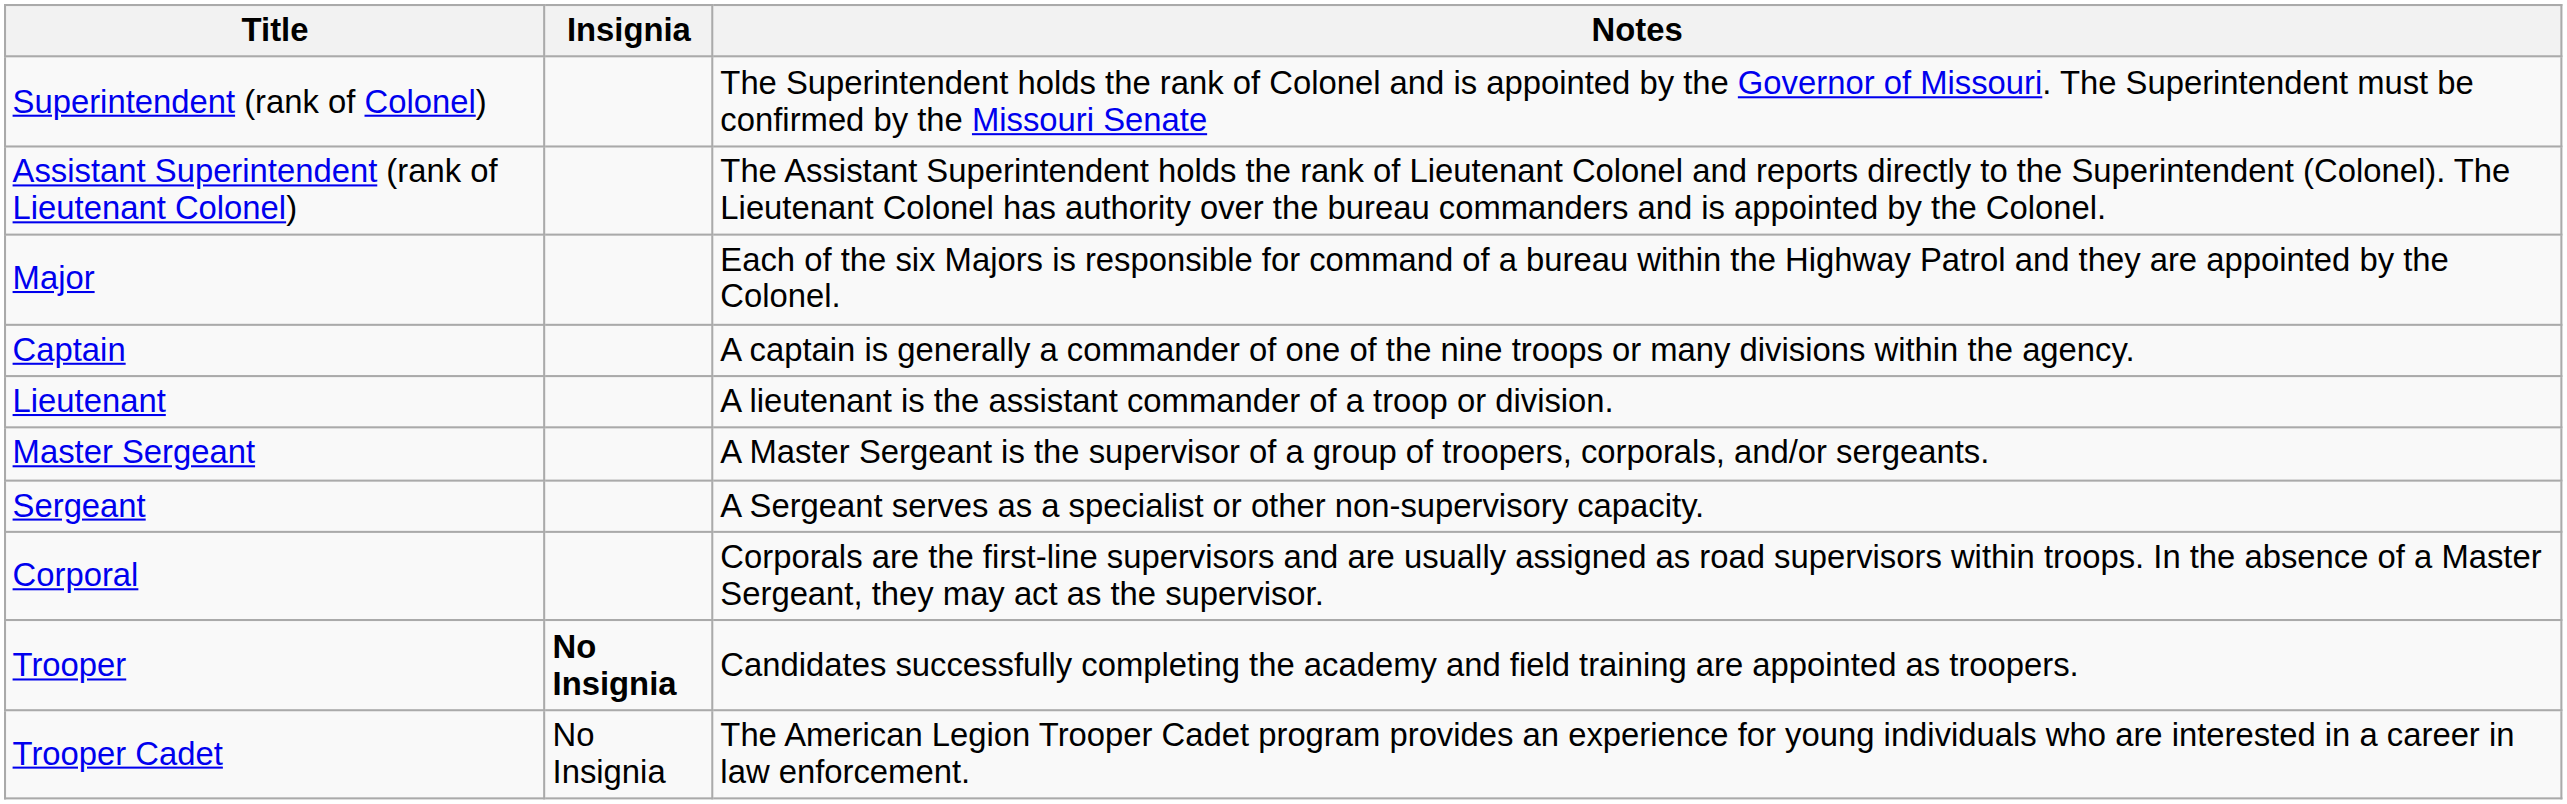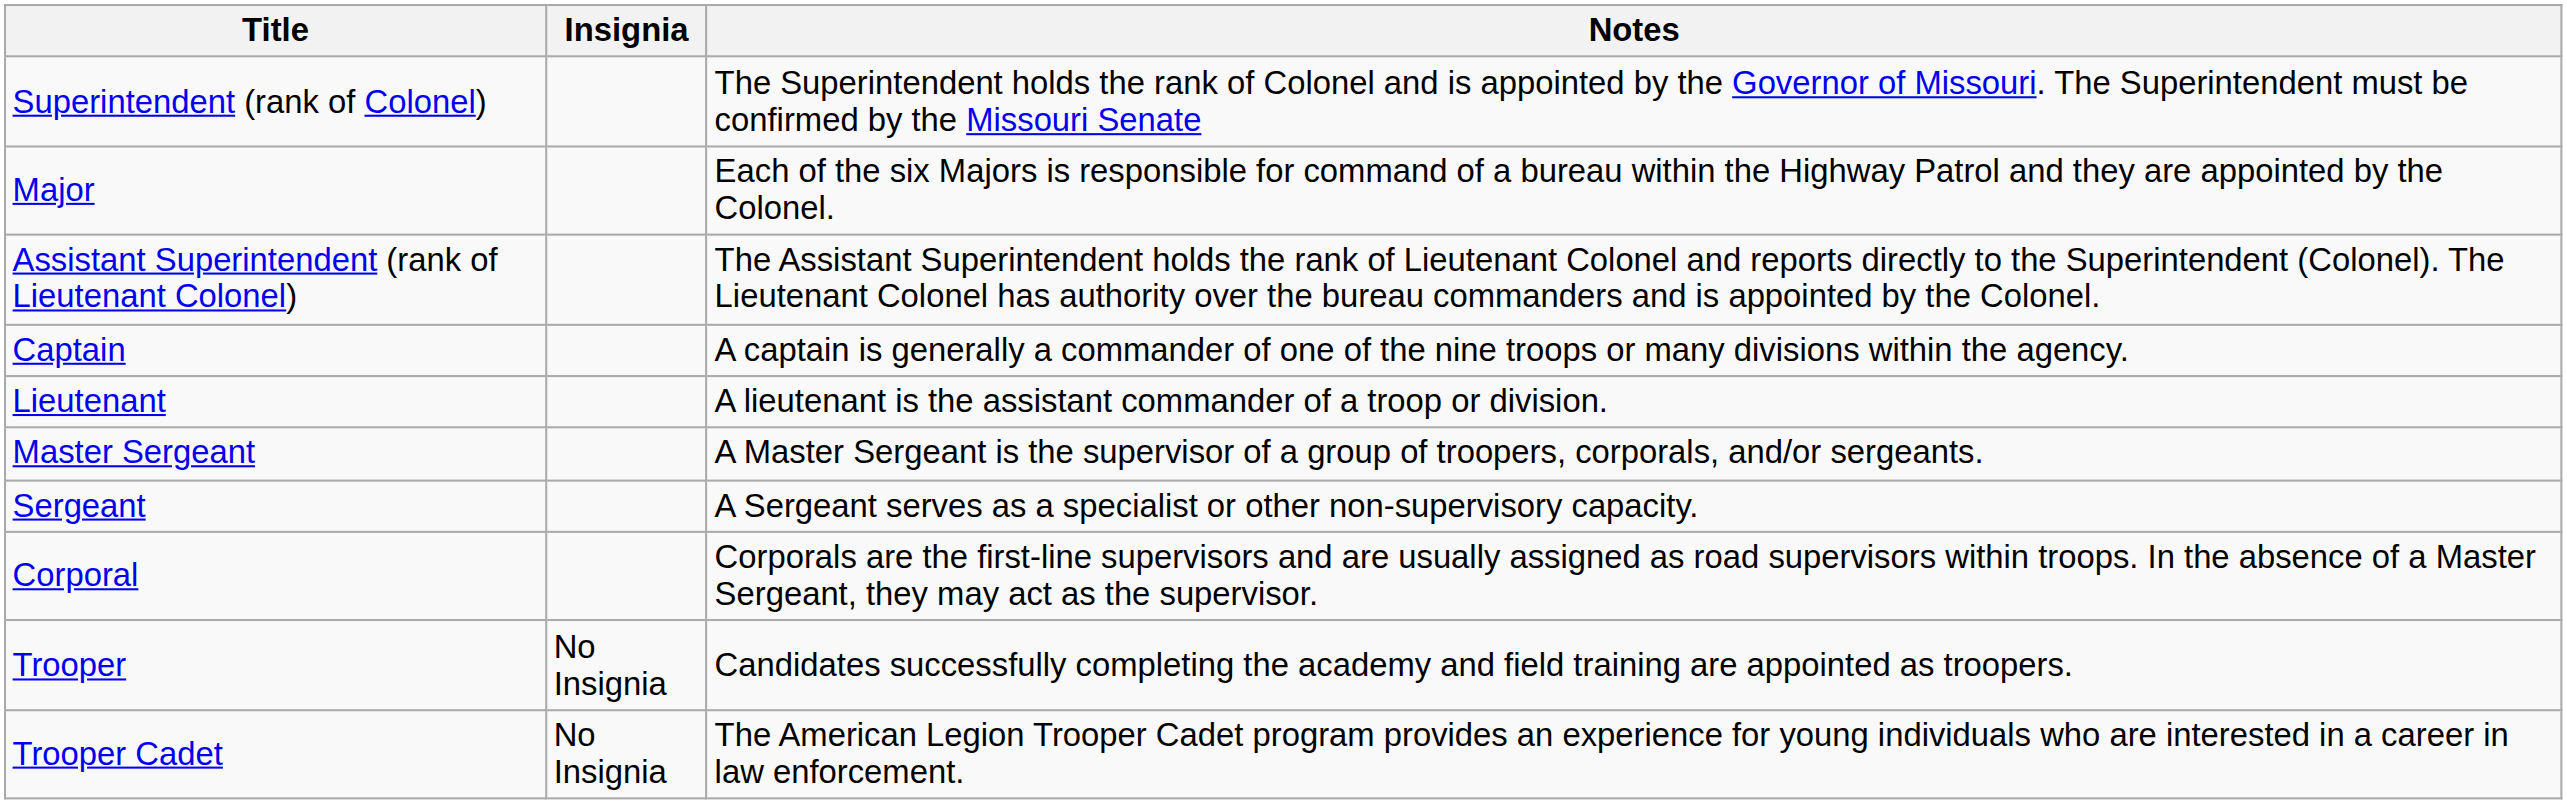rows swapped: (255, 189) <-> (54, 278)
(615, 664) bold -> (610, 664) normal
